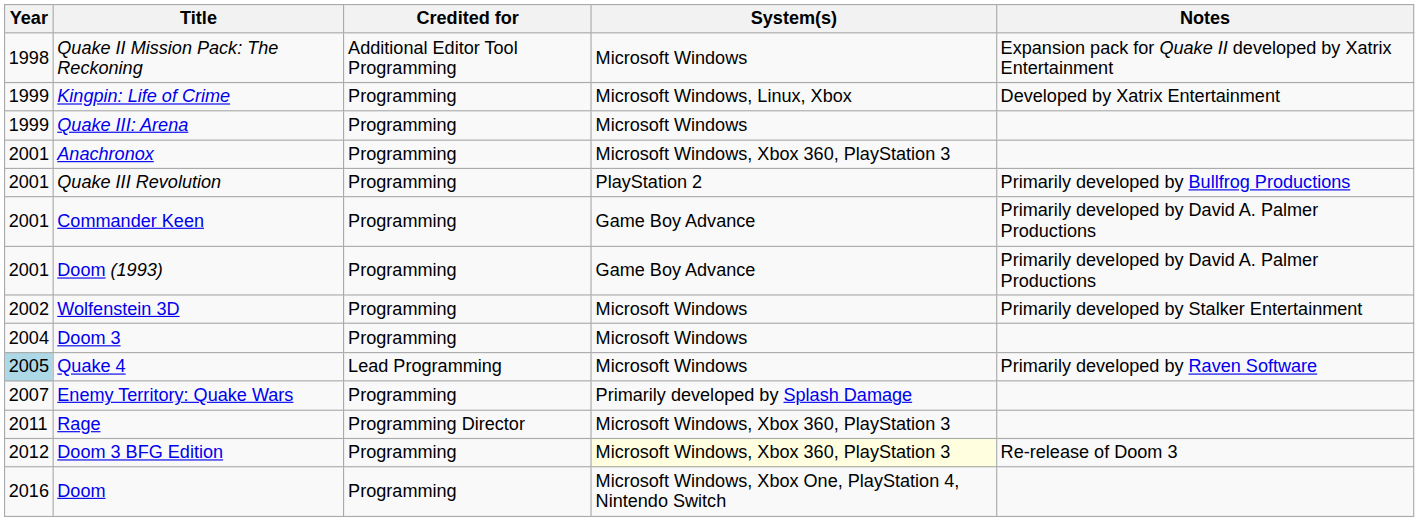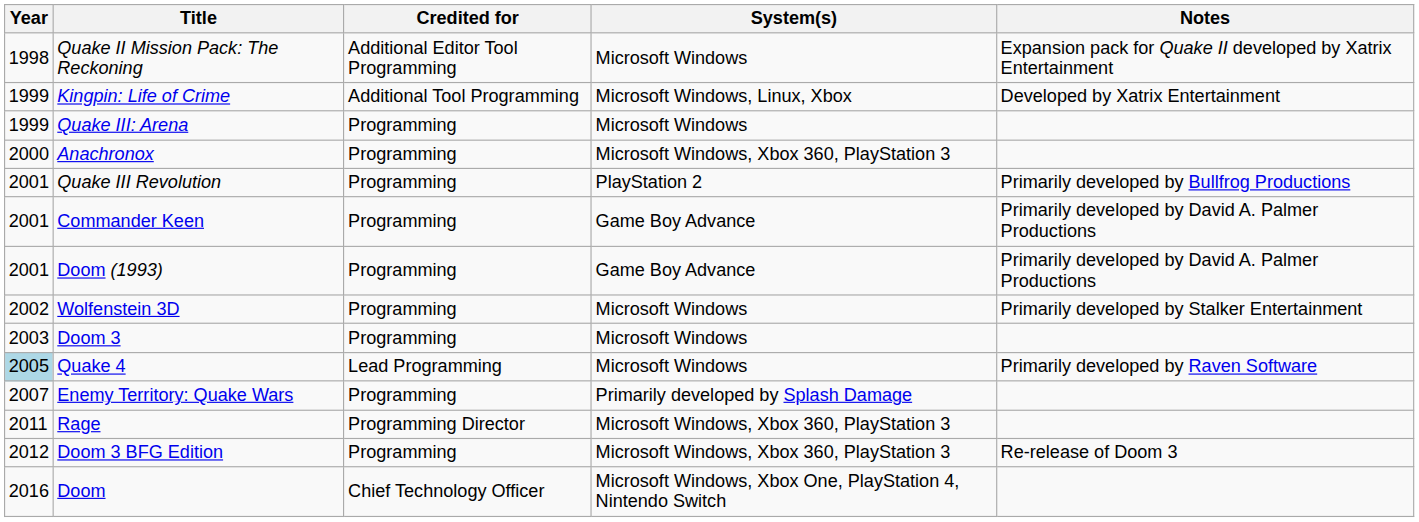(402, 96) Programming -> (464, 96) Additional Tool Programming
(29, 153) 2001 -> (29, 153) 2000
(29, 337) 2004 -> (29, 337) 2003
(773, 452) lightyellow background -> (773, 452) no background
(402, 491) Programming -> (446, 491) Chief Technology Officer
